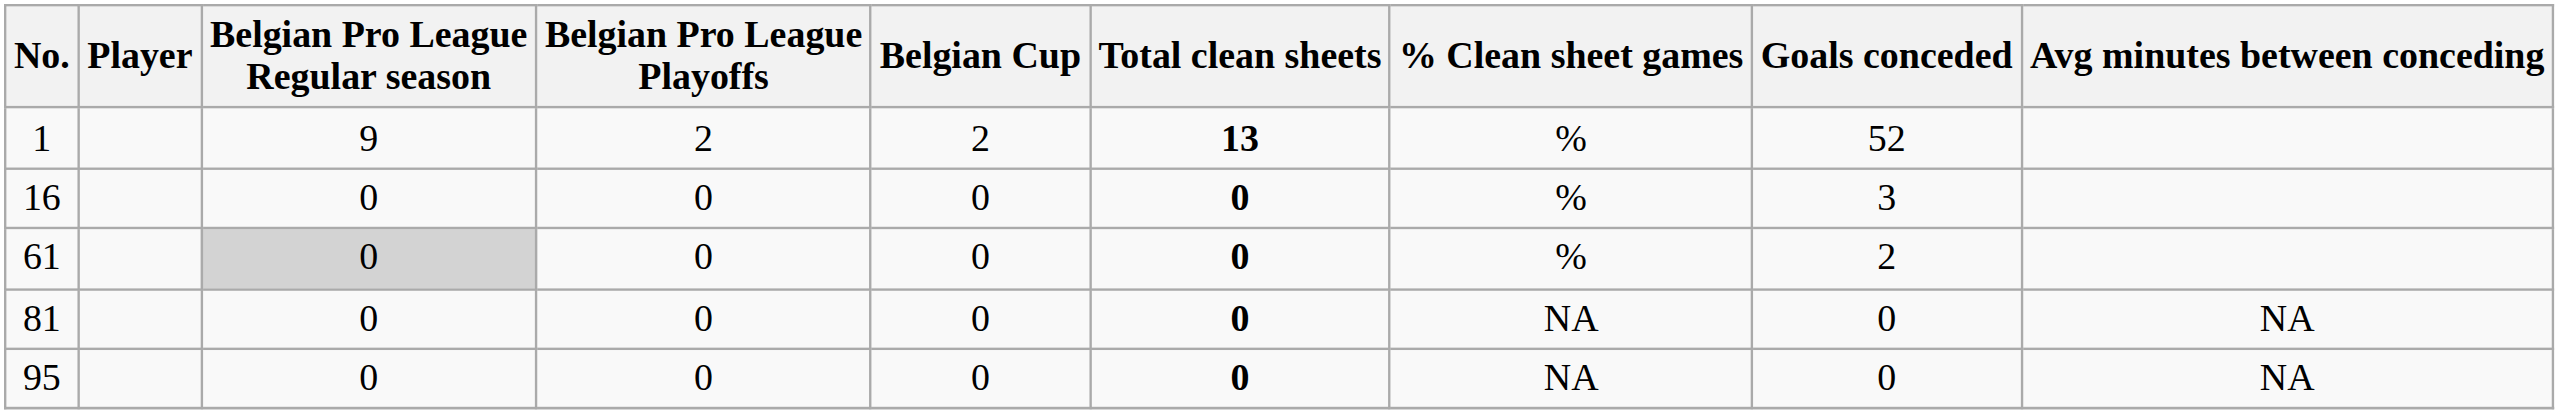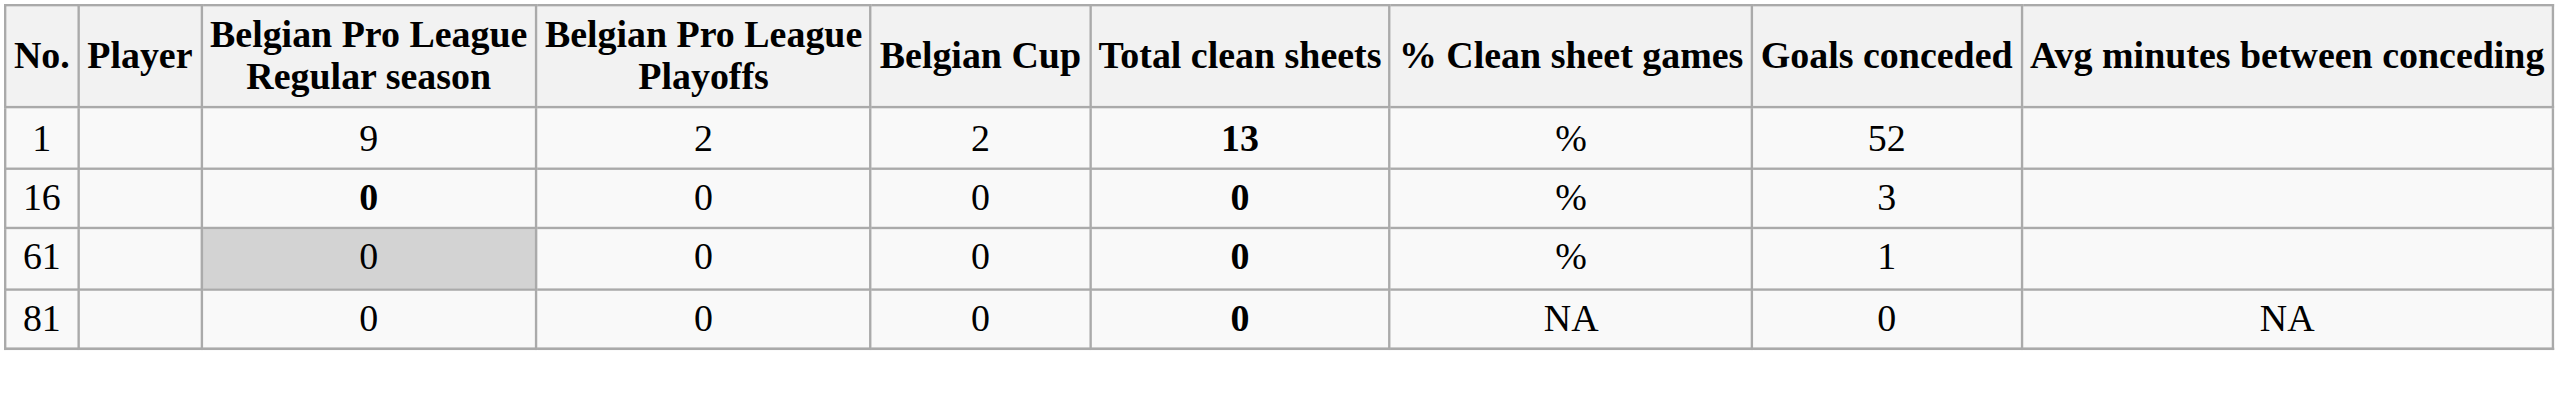(369, 197) normal -> (369, 197) bold
(1887, 257) 2 -> (1887, 257) 1
- row: (42, 377)
